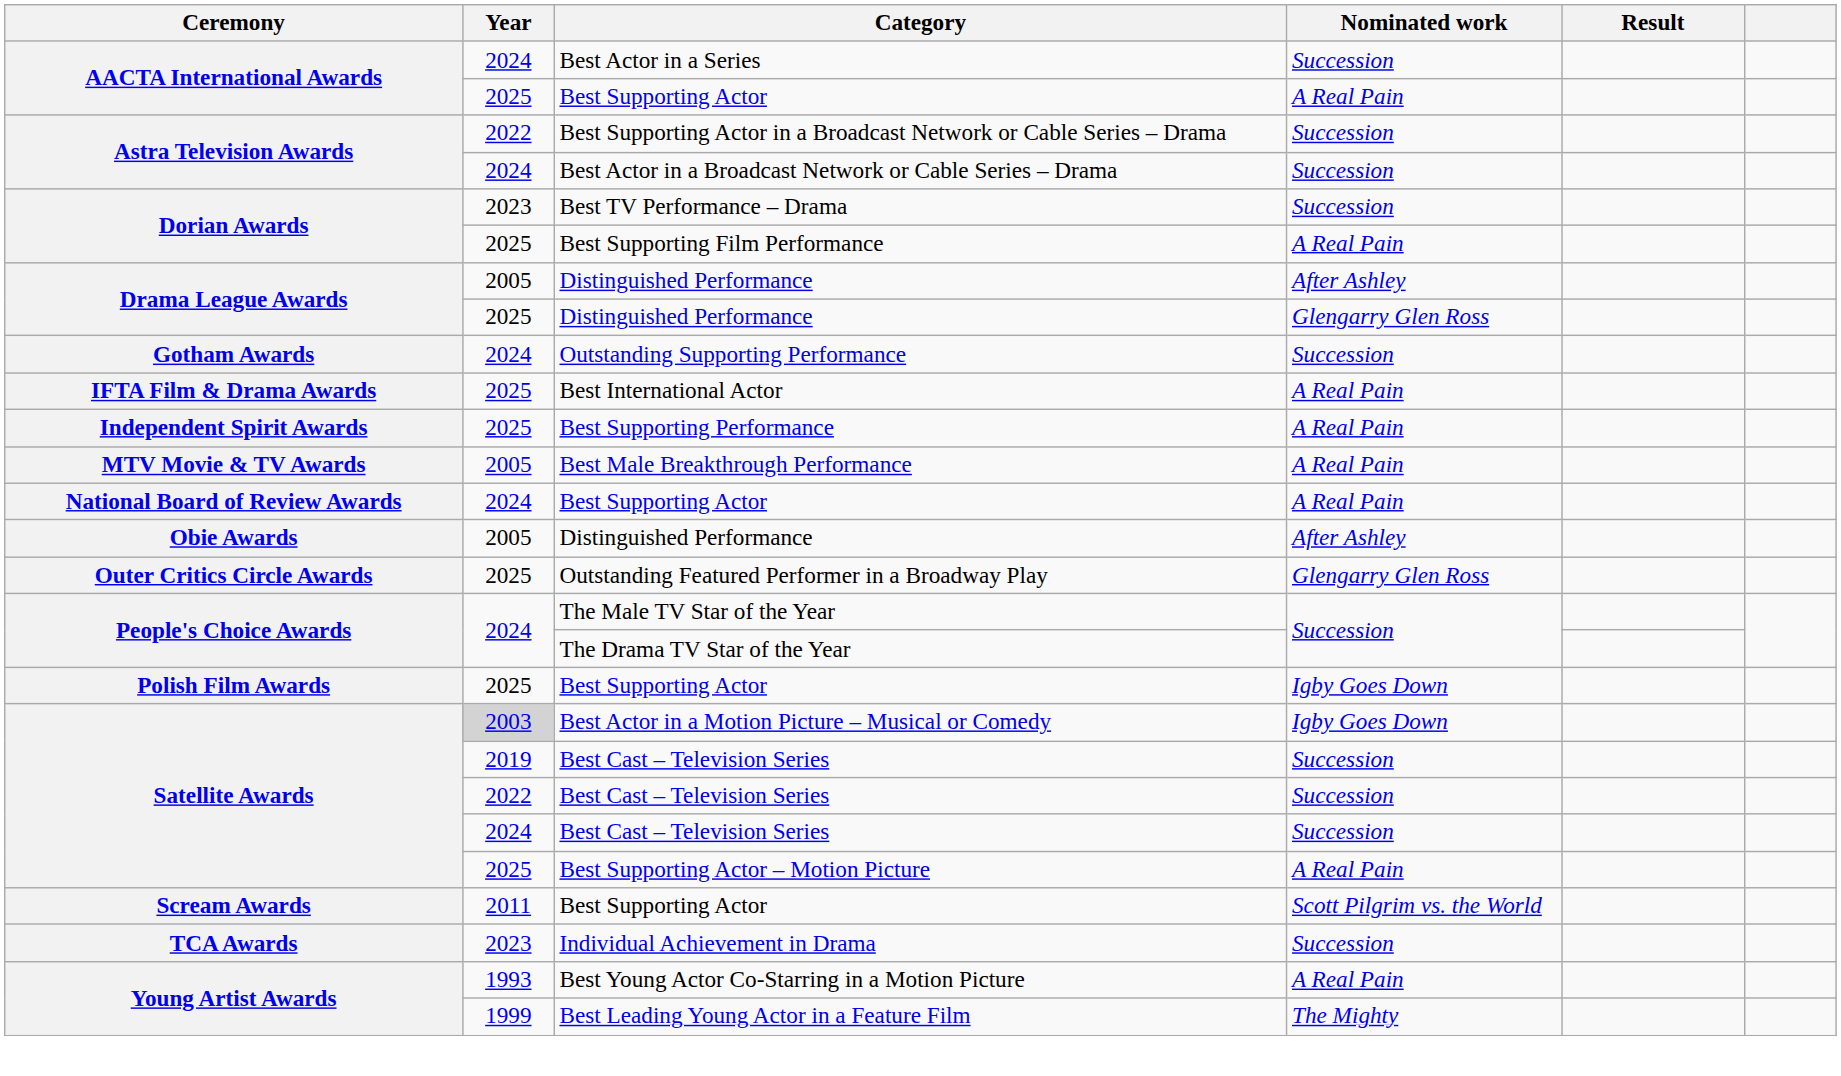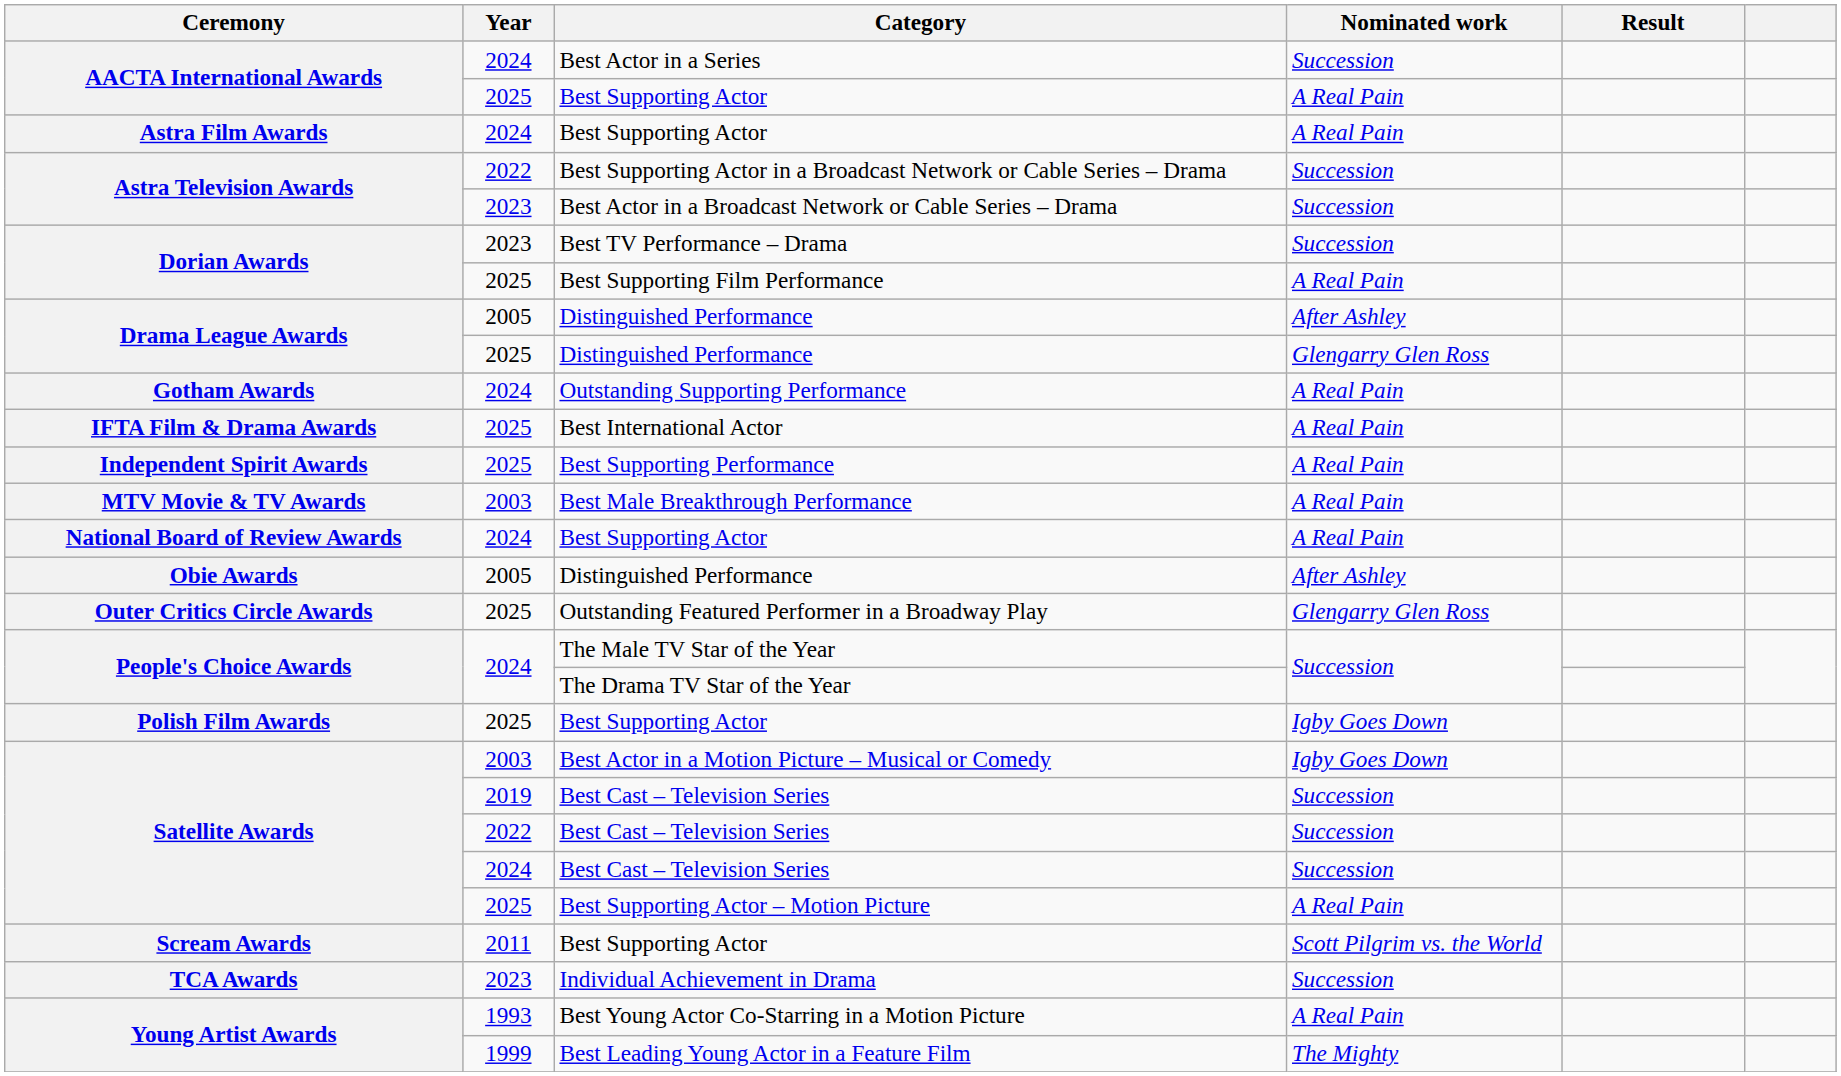+ row: (234, 133)
(508, 170) 2024 -> (508, 206) 2023
(1343, 354) Succession -> (1348, 390) A Real Pain
(508, 464) 2005 -> (508, 501) 2003
(508, 721) lightgrey background -> (508, 758) no background
